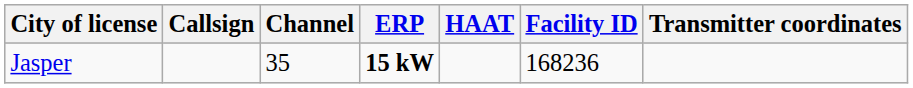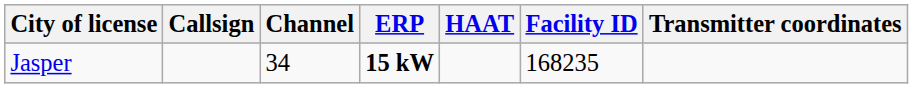(278, 62) 35 -> (278, 62) 34
(562, 62) 168236 -> (562, 62) 168235
